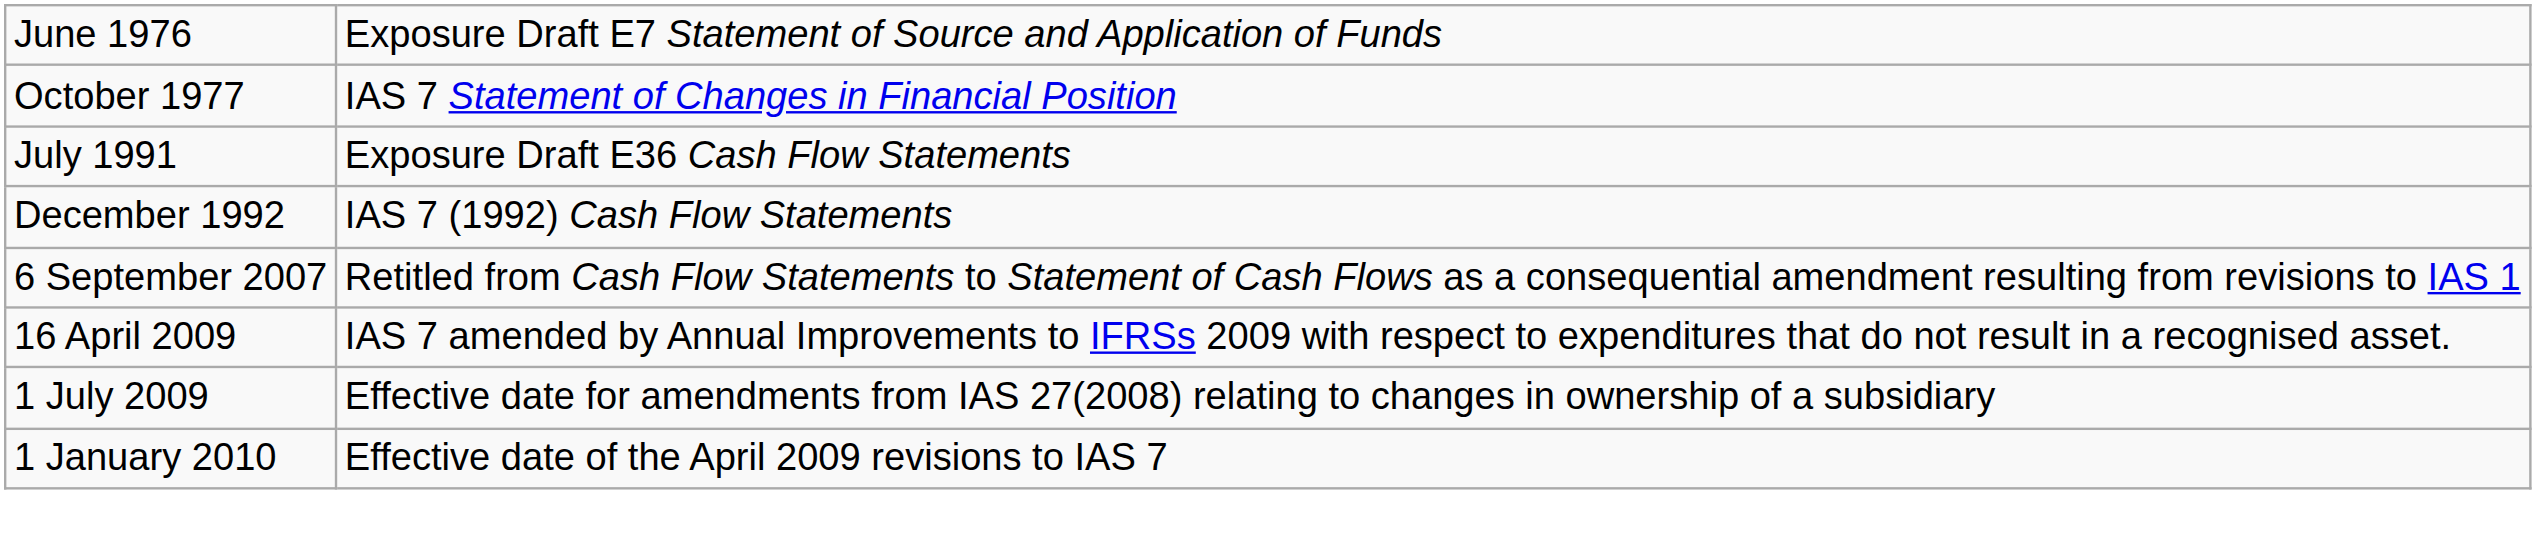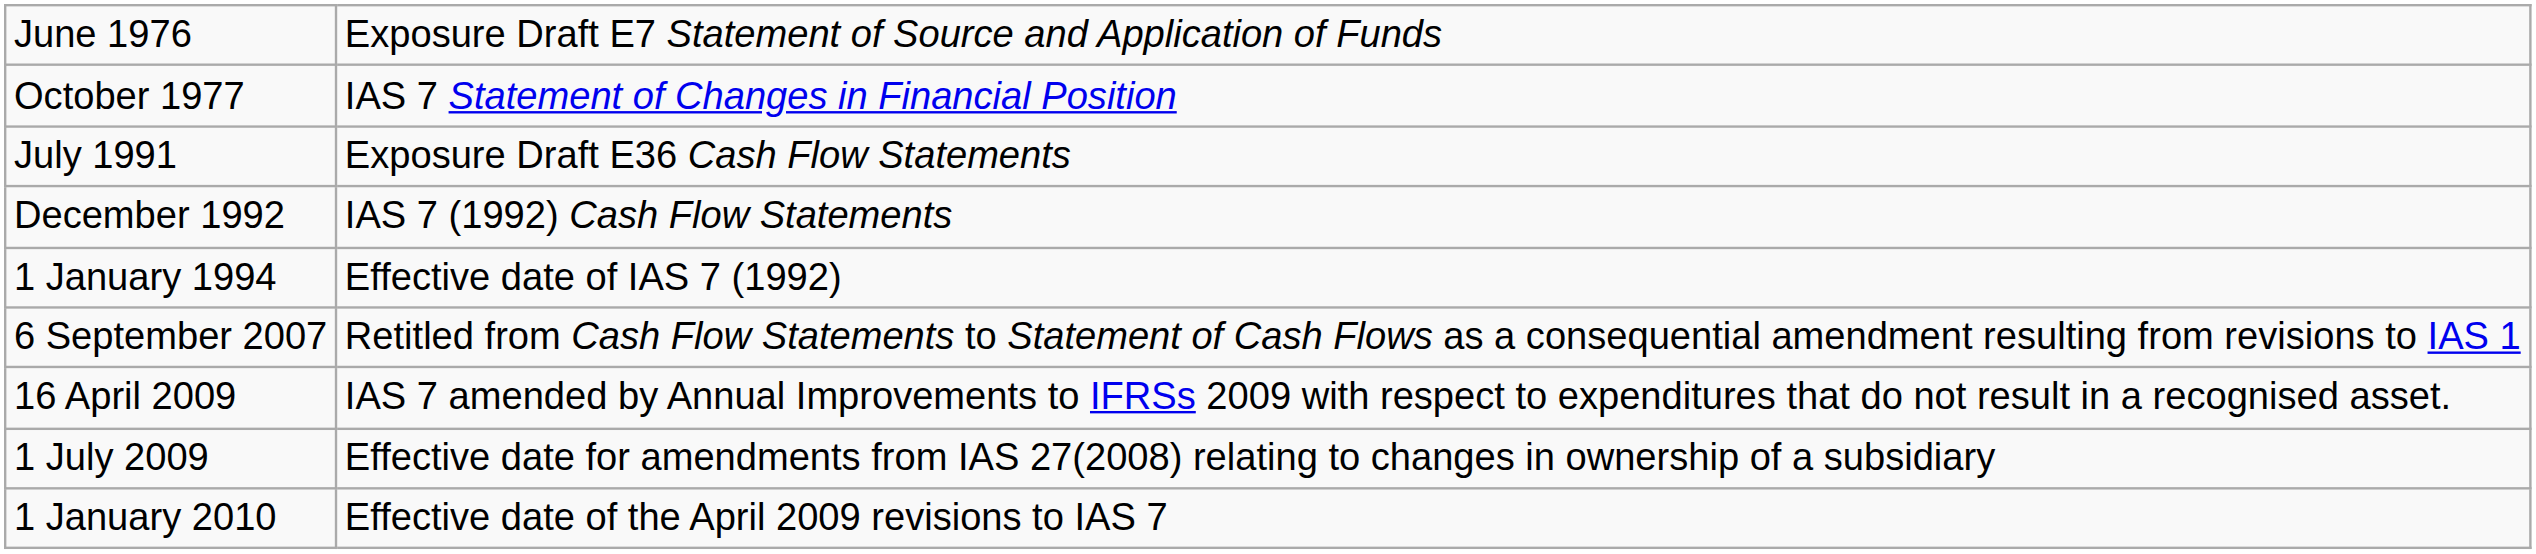+ row: (145, 276)
